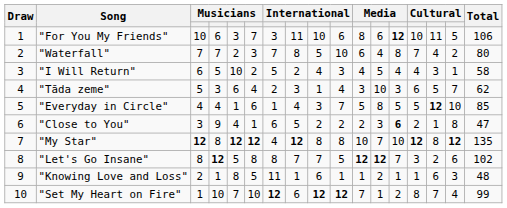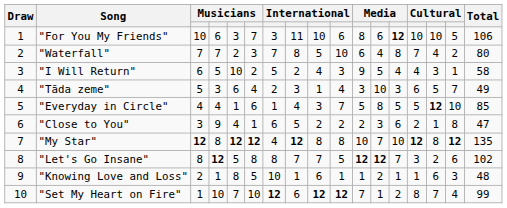(436, 36) 11 -> (436, 36) 10
(362, 71) 4 -> (362, 71) 9
(483, 89) 62 -> (483, 89) 49
(398, 124) bold -> (398, 124) normal
(274, 177) 11 -> (274, 177) 10
